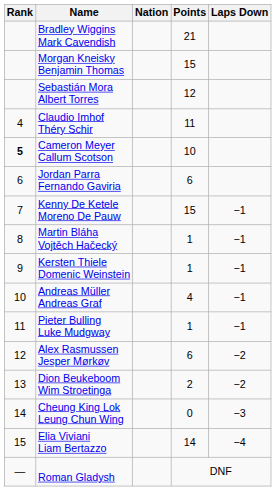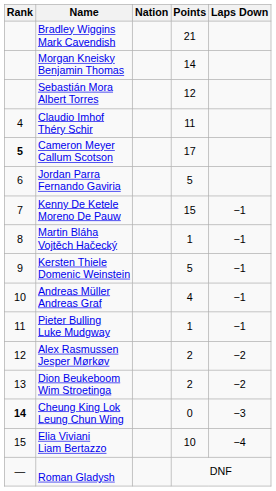(190, 65) 15 -> (190, 65) 14
(190, 152) 10 -> (190, 152) 17
(190, 181) 6 -> (190, 181) 5
(190, 268) 1 -> (190, 268) 5
(190, 355) 6 -> (190, 355) 2
(20, 413) normal -> (20, 413) bold
(190, 442) 14 -> (190, 442) 10
